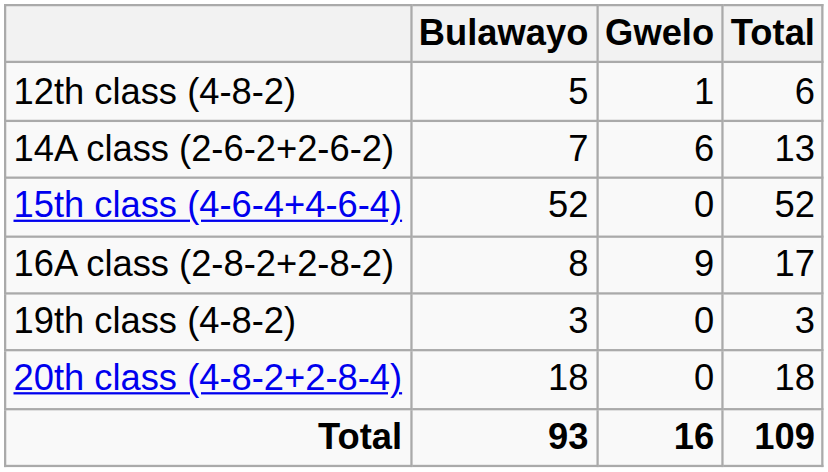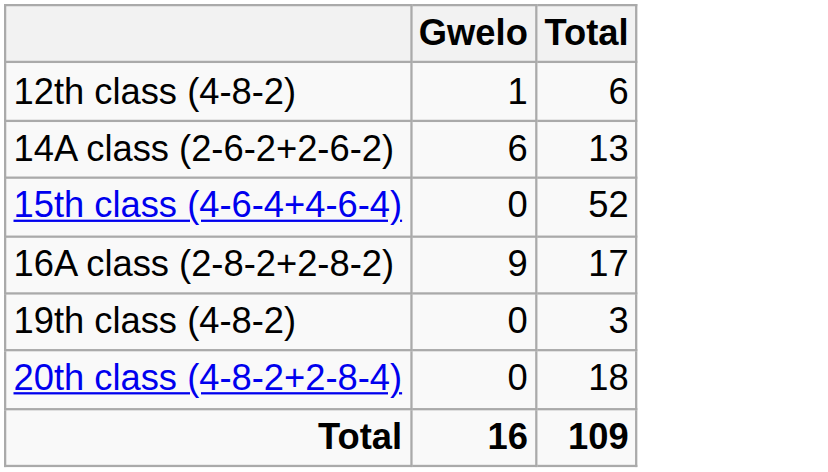- column: (504, 33)
